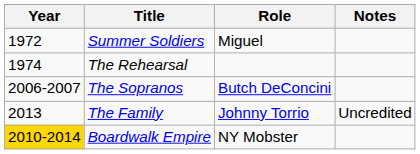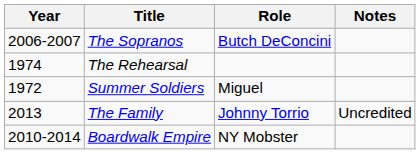rows swapped: (146, 40) <-> (135, 88)
(44, 137) gold background -> (44, 137) no background
